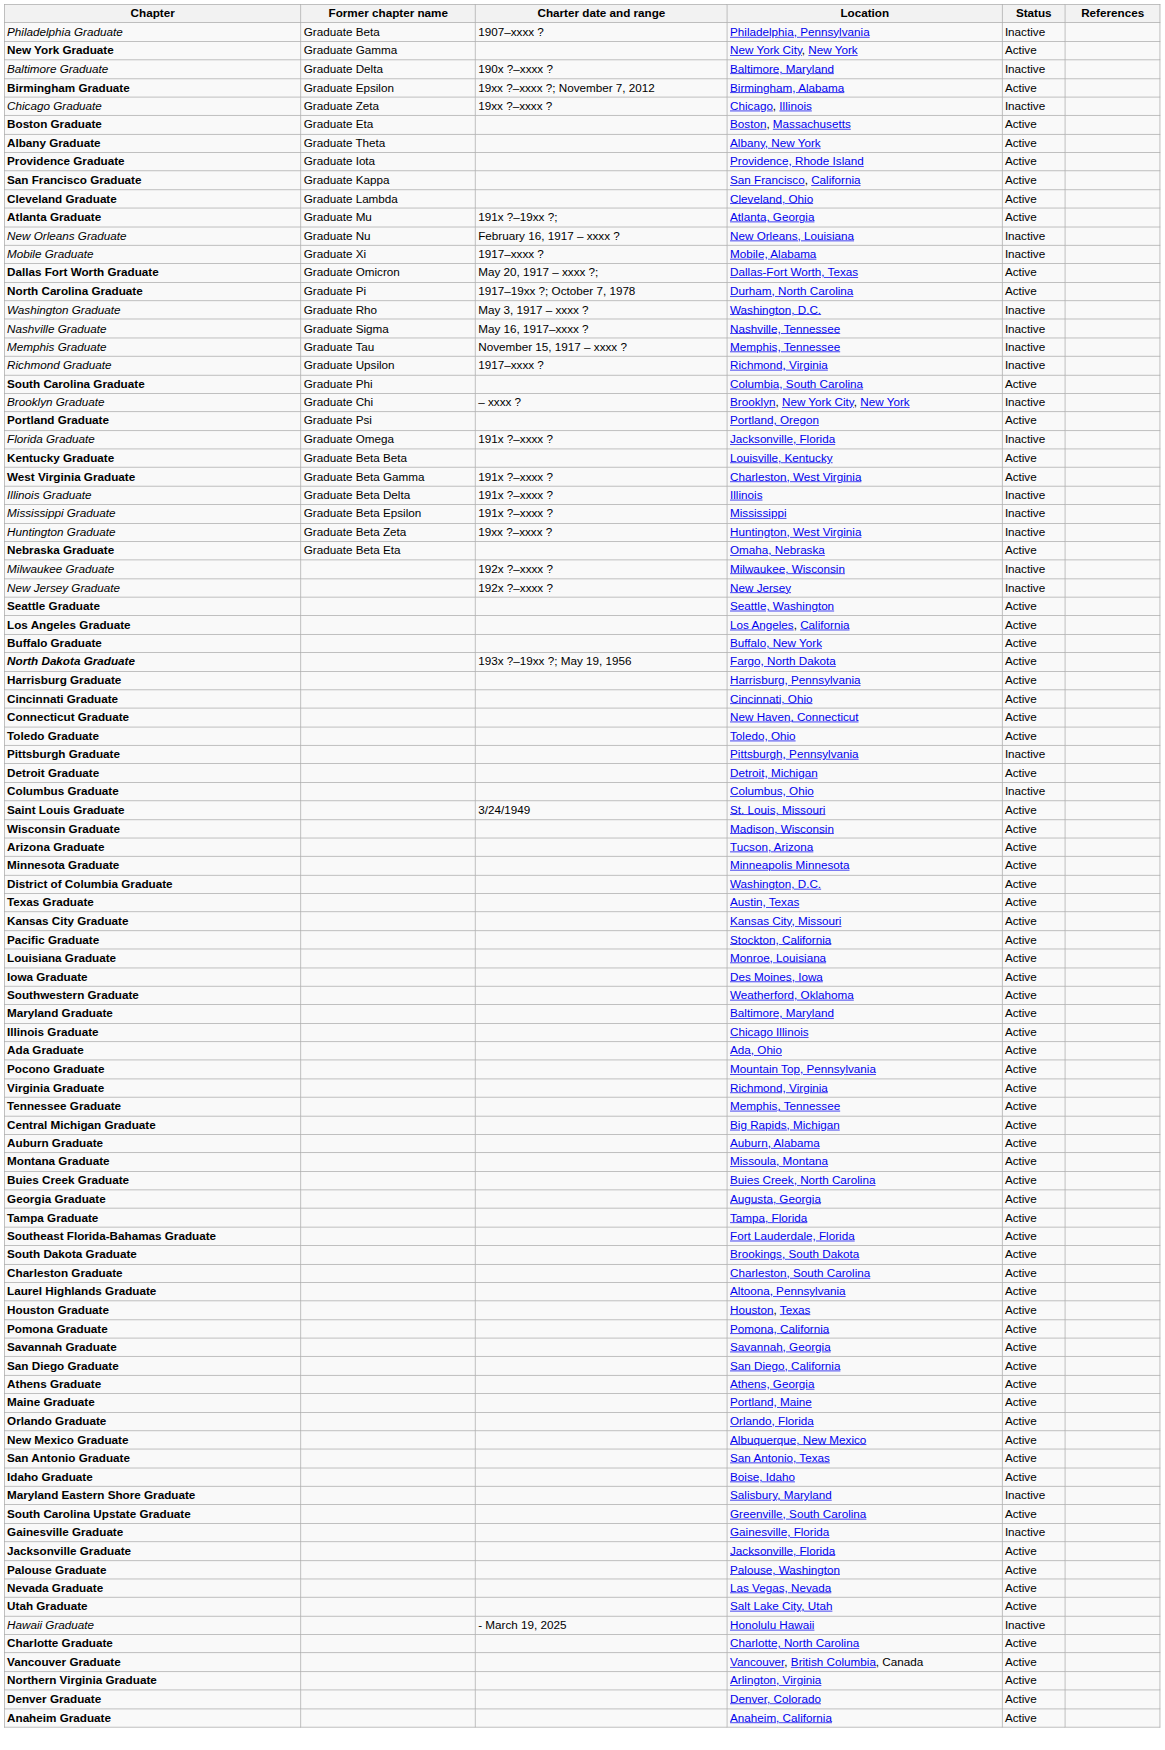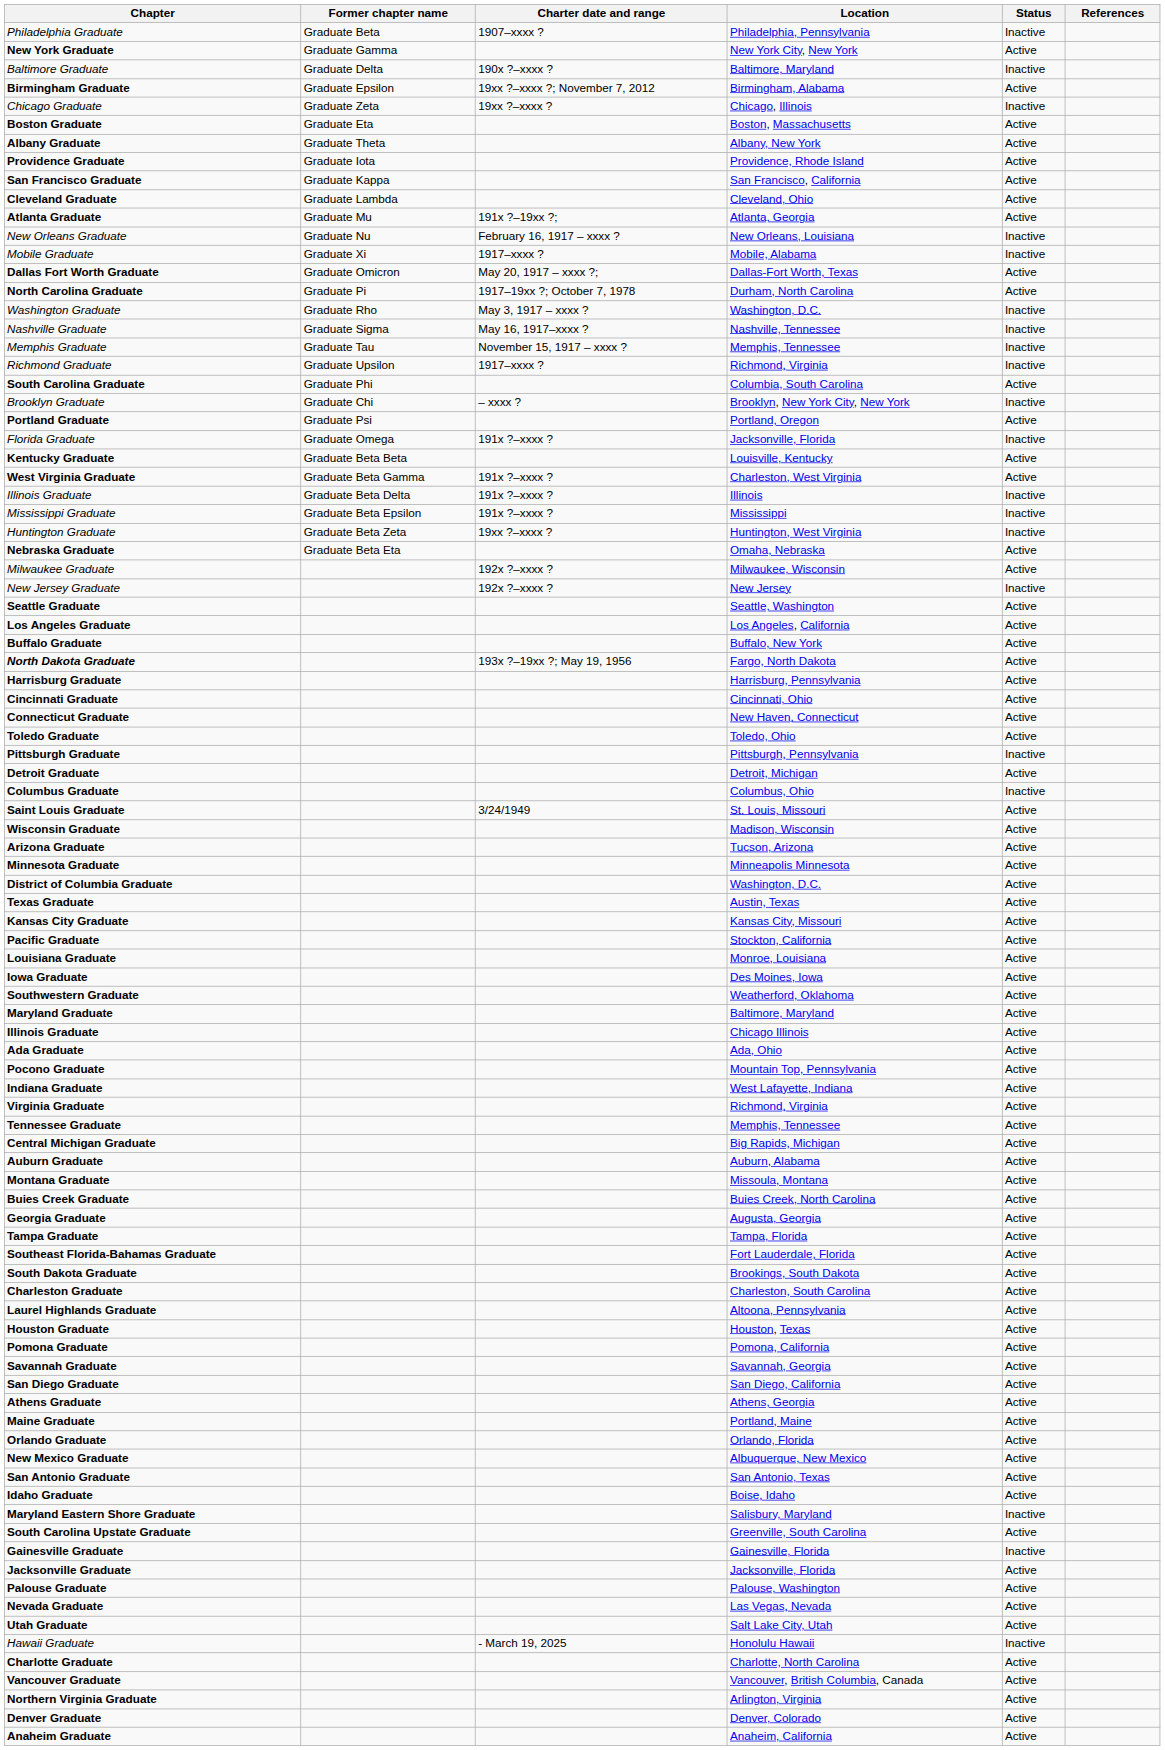(1025, 569) Inactive -> (1021, 569) Active
+ row: (55, 1088)
